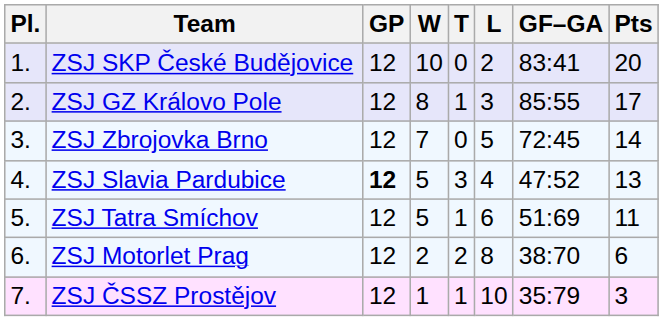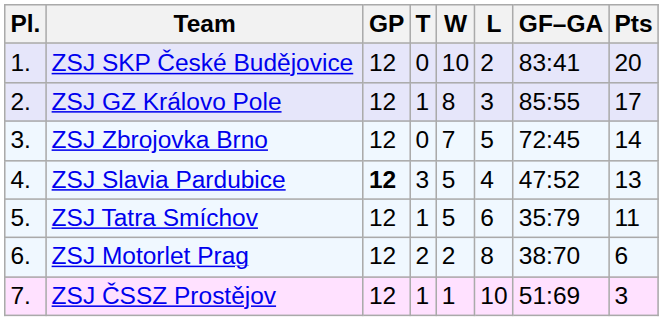columns swapped: (429, 23) <-> (462, 23)
(549, 218) 51:69 -> (549, 218) 35:79
(549, 295) 35:79 -> (549, 295) 51:69
